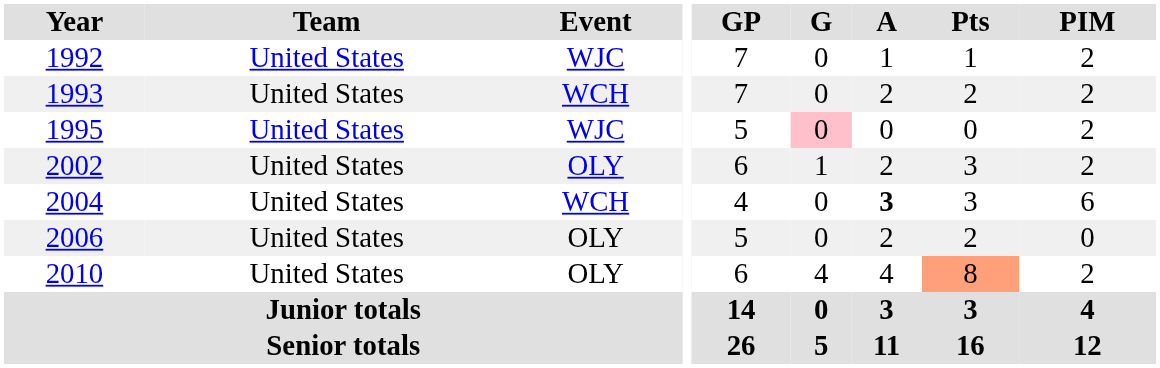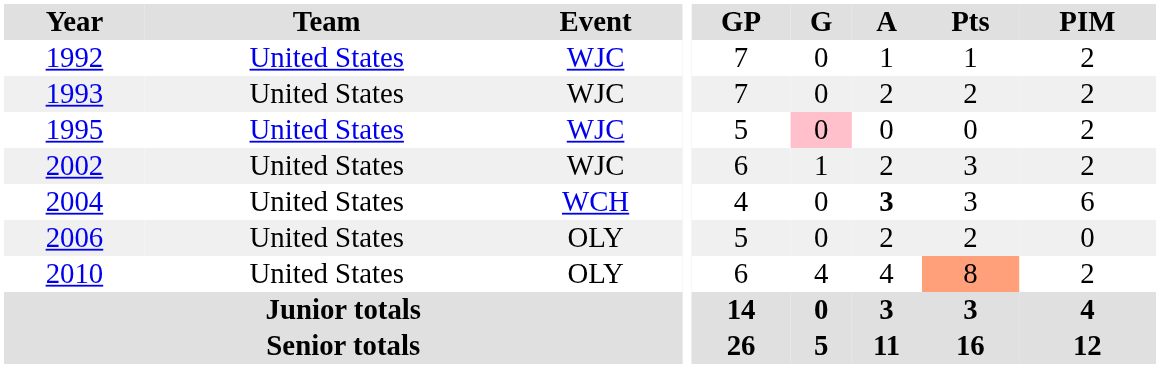(596, 93) WCH -> (596, 93) WJC
(596, 165) OLY -> (596, 165) WJC
